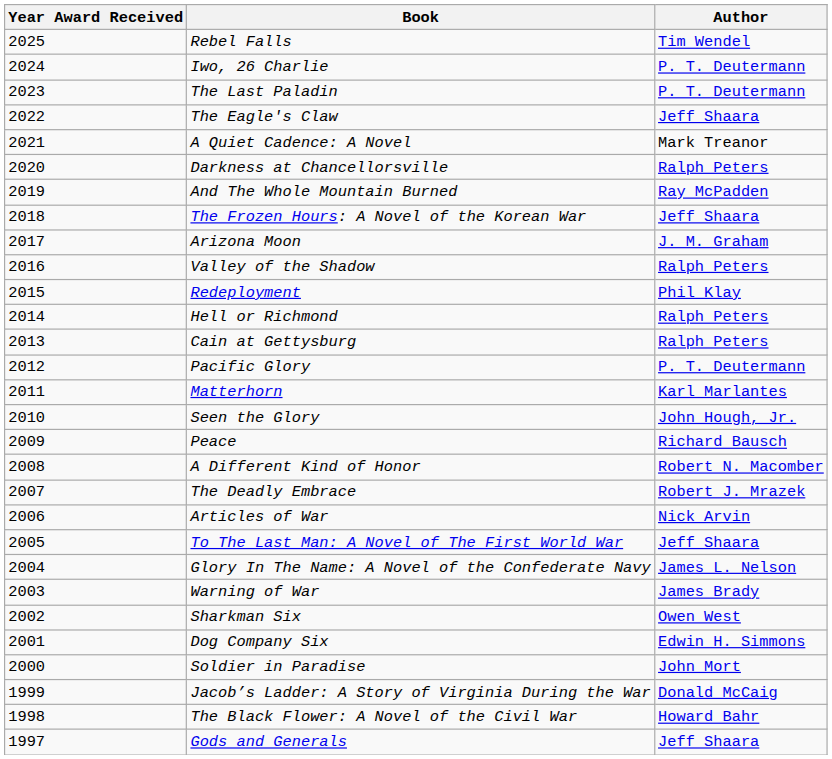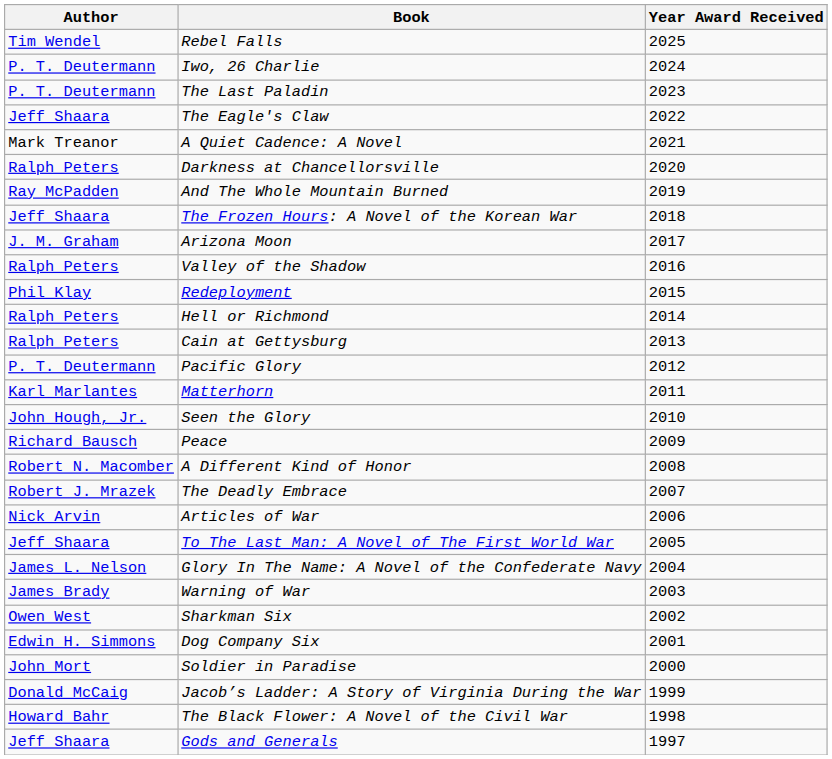columns swapped: (741, 17) <-> (96, 17)
